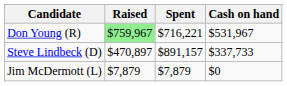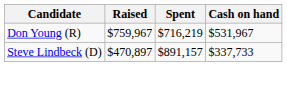(130, 33) lightgreen background -> (130, 33) no background
(180, 33) $716,221 -> (180, 33) $716,219
- row: (54, 71)
